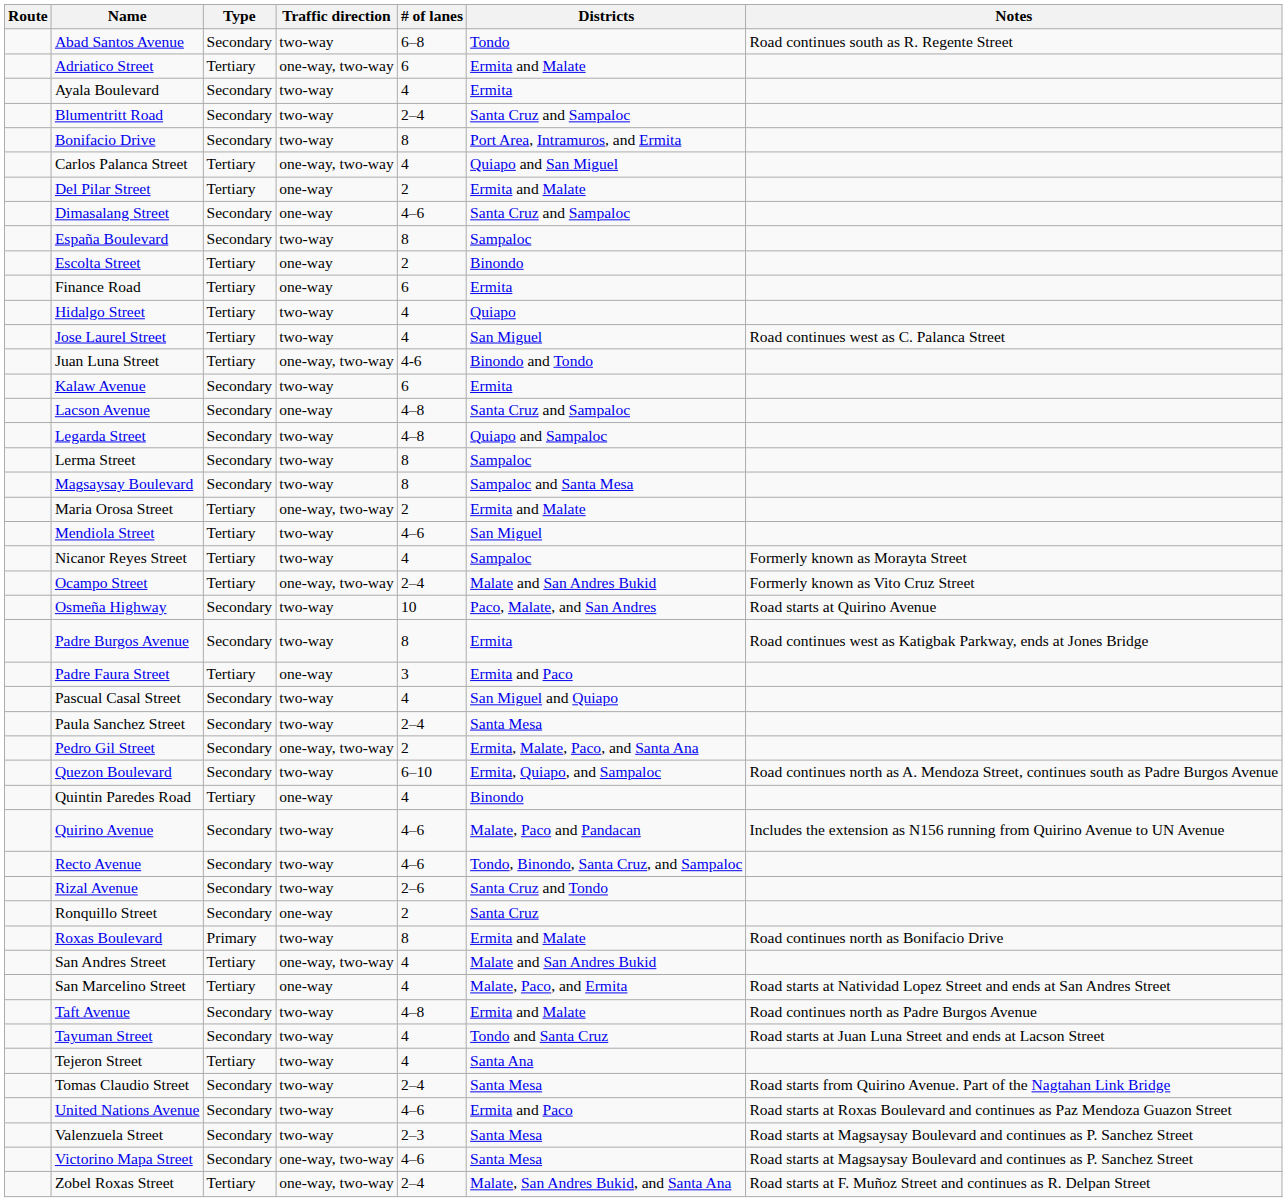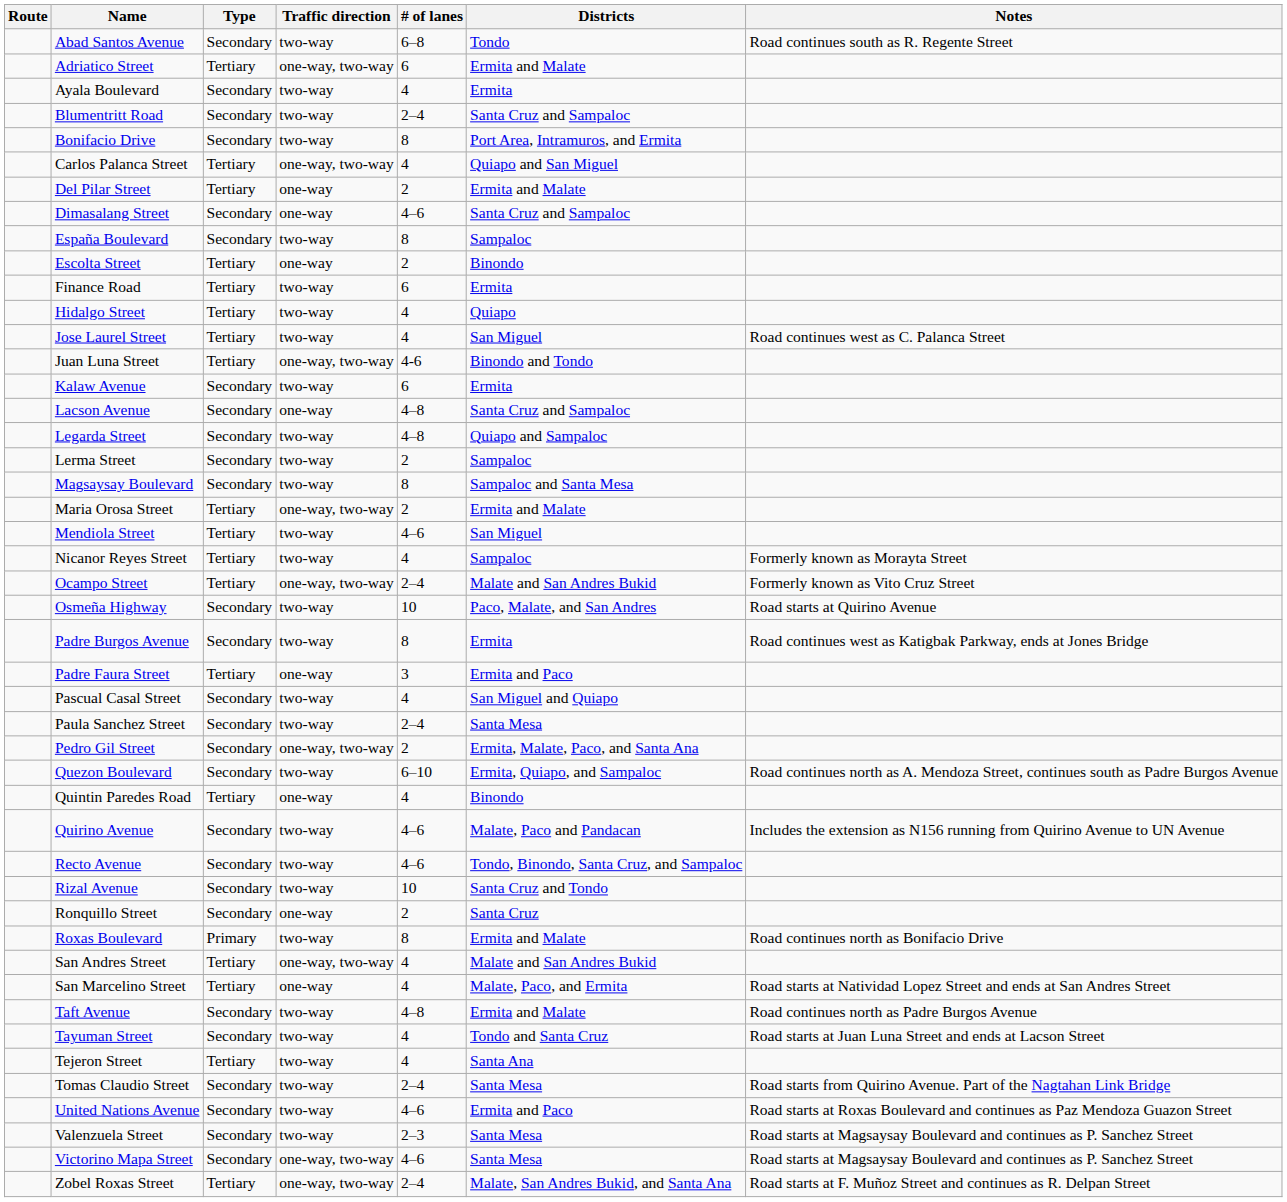(306, 287) one-way -> (306, 287) two-way
(405, 459) 8 -> (405, 459) 2
(413, 888) 2–6 -> (409, 888) 10
